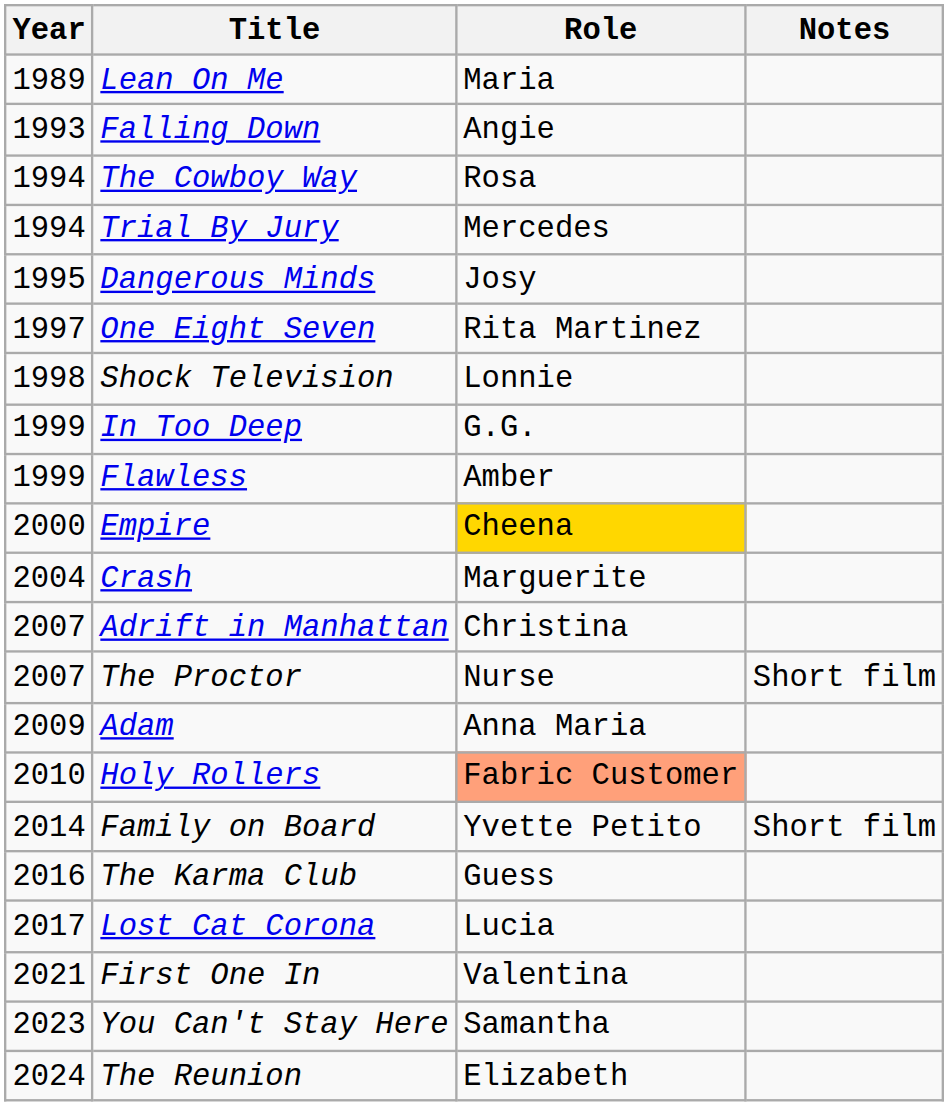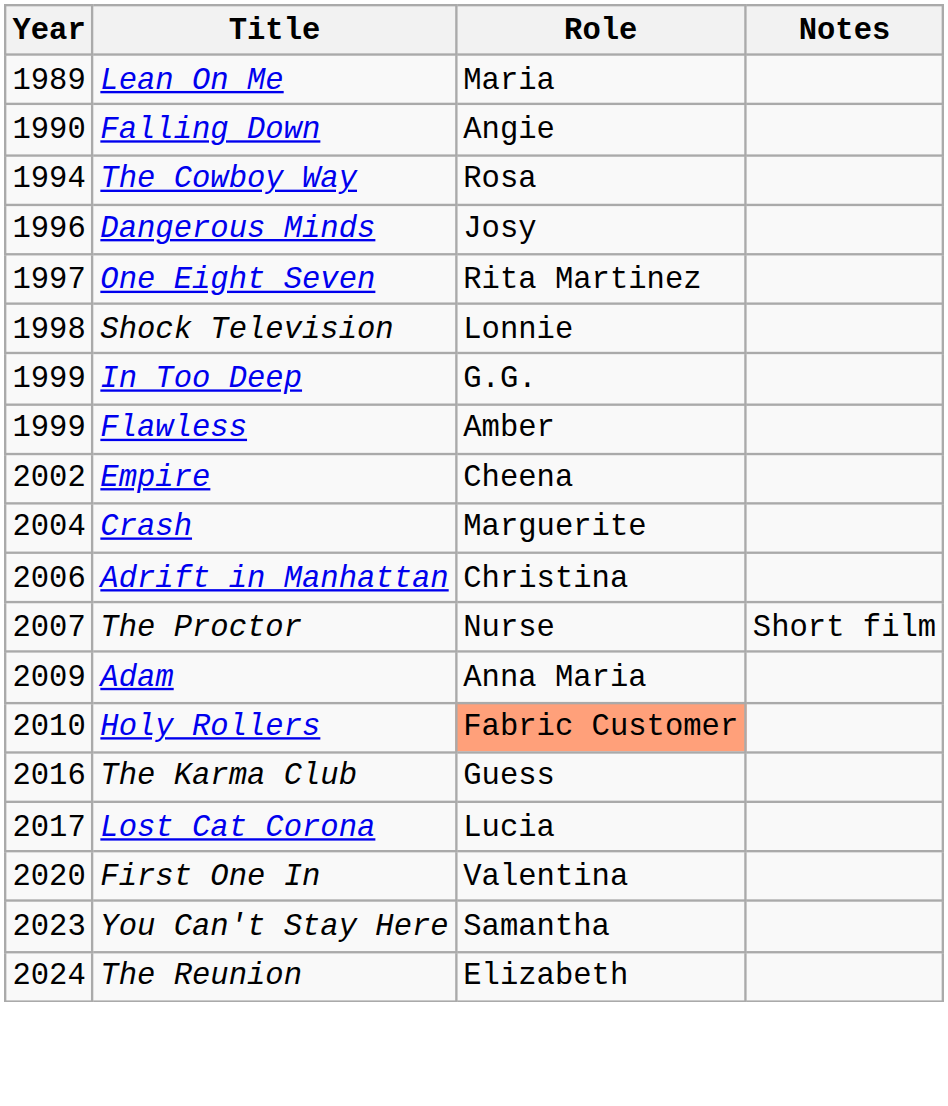(49, 130) 1993 -> (49, 130) 1990
- row: (220, 229)
(49, 279) 1995 -> (49, 229) 1996
(49, 528) 2000 -> (49, 478) 2002
(518, 528) gold background -> (518, 478) no background
(49, 628) 2007 -> (49, 578) 2006
- row: (238, 827)
(49, 976) 2021 -> (49, 877) 2020
